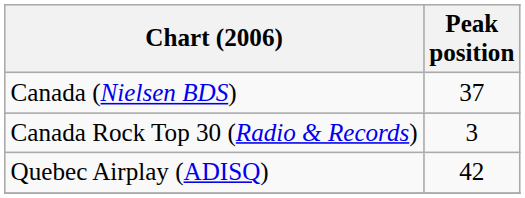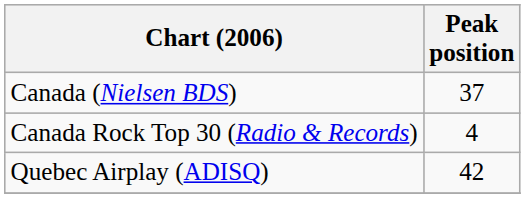(472, 132) 3 -> (472, 132) 4
